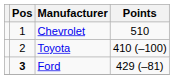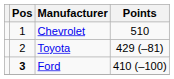(140, 48) 410 (–100) -> (140, 48) 429 (–81)
(140, 66) 429 (–81) -> (140, 66) 410 (–100)
